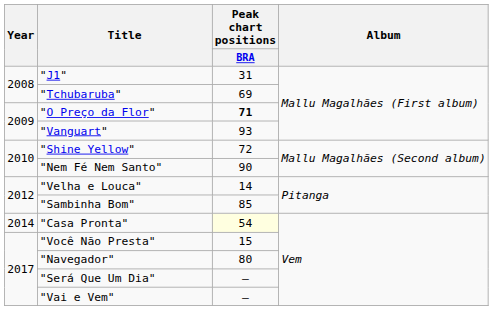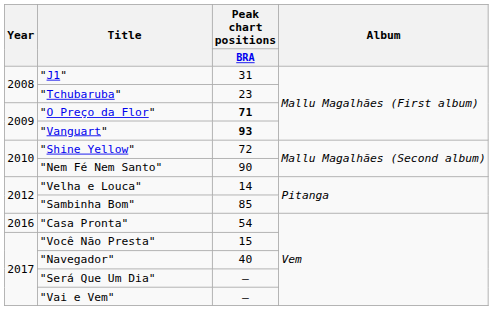(245, 94) 69 -> (245, 94) 23
(245, 131) normal -> (245, 131) bold
(21, 223) 2014 -> (21, 223) 2016
(245, 223) lightyellow background -> (245, 223) no background
(245, 260) 80 -> (245, 260) 40
